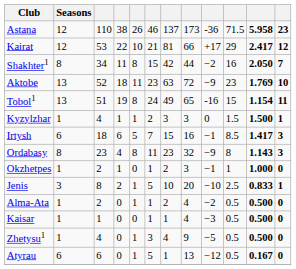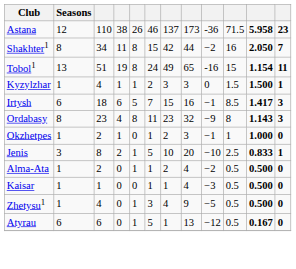- row: (20, 46)
- row: (22, 82)
